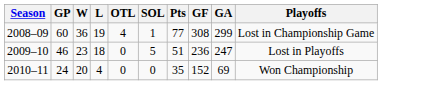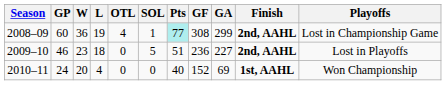+ column: (267, 13)
(178, 32) no background -> (178, 32) paleturquoise background
(223, 51) 247 -> (223, 51) 227
(178, 70) 35 -> (178, 70) 40
